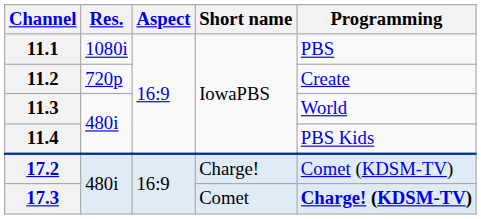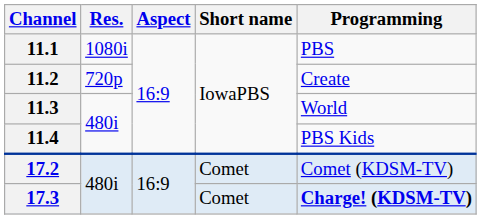(229, 168) Charge! -> (224, 168) Comet
